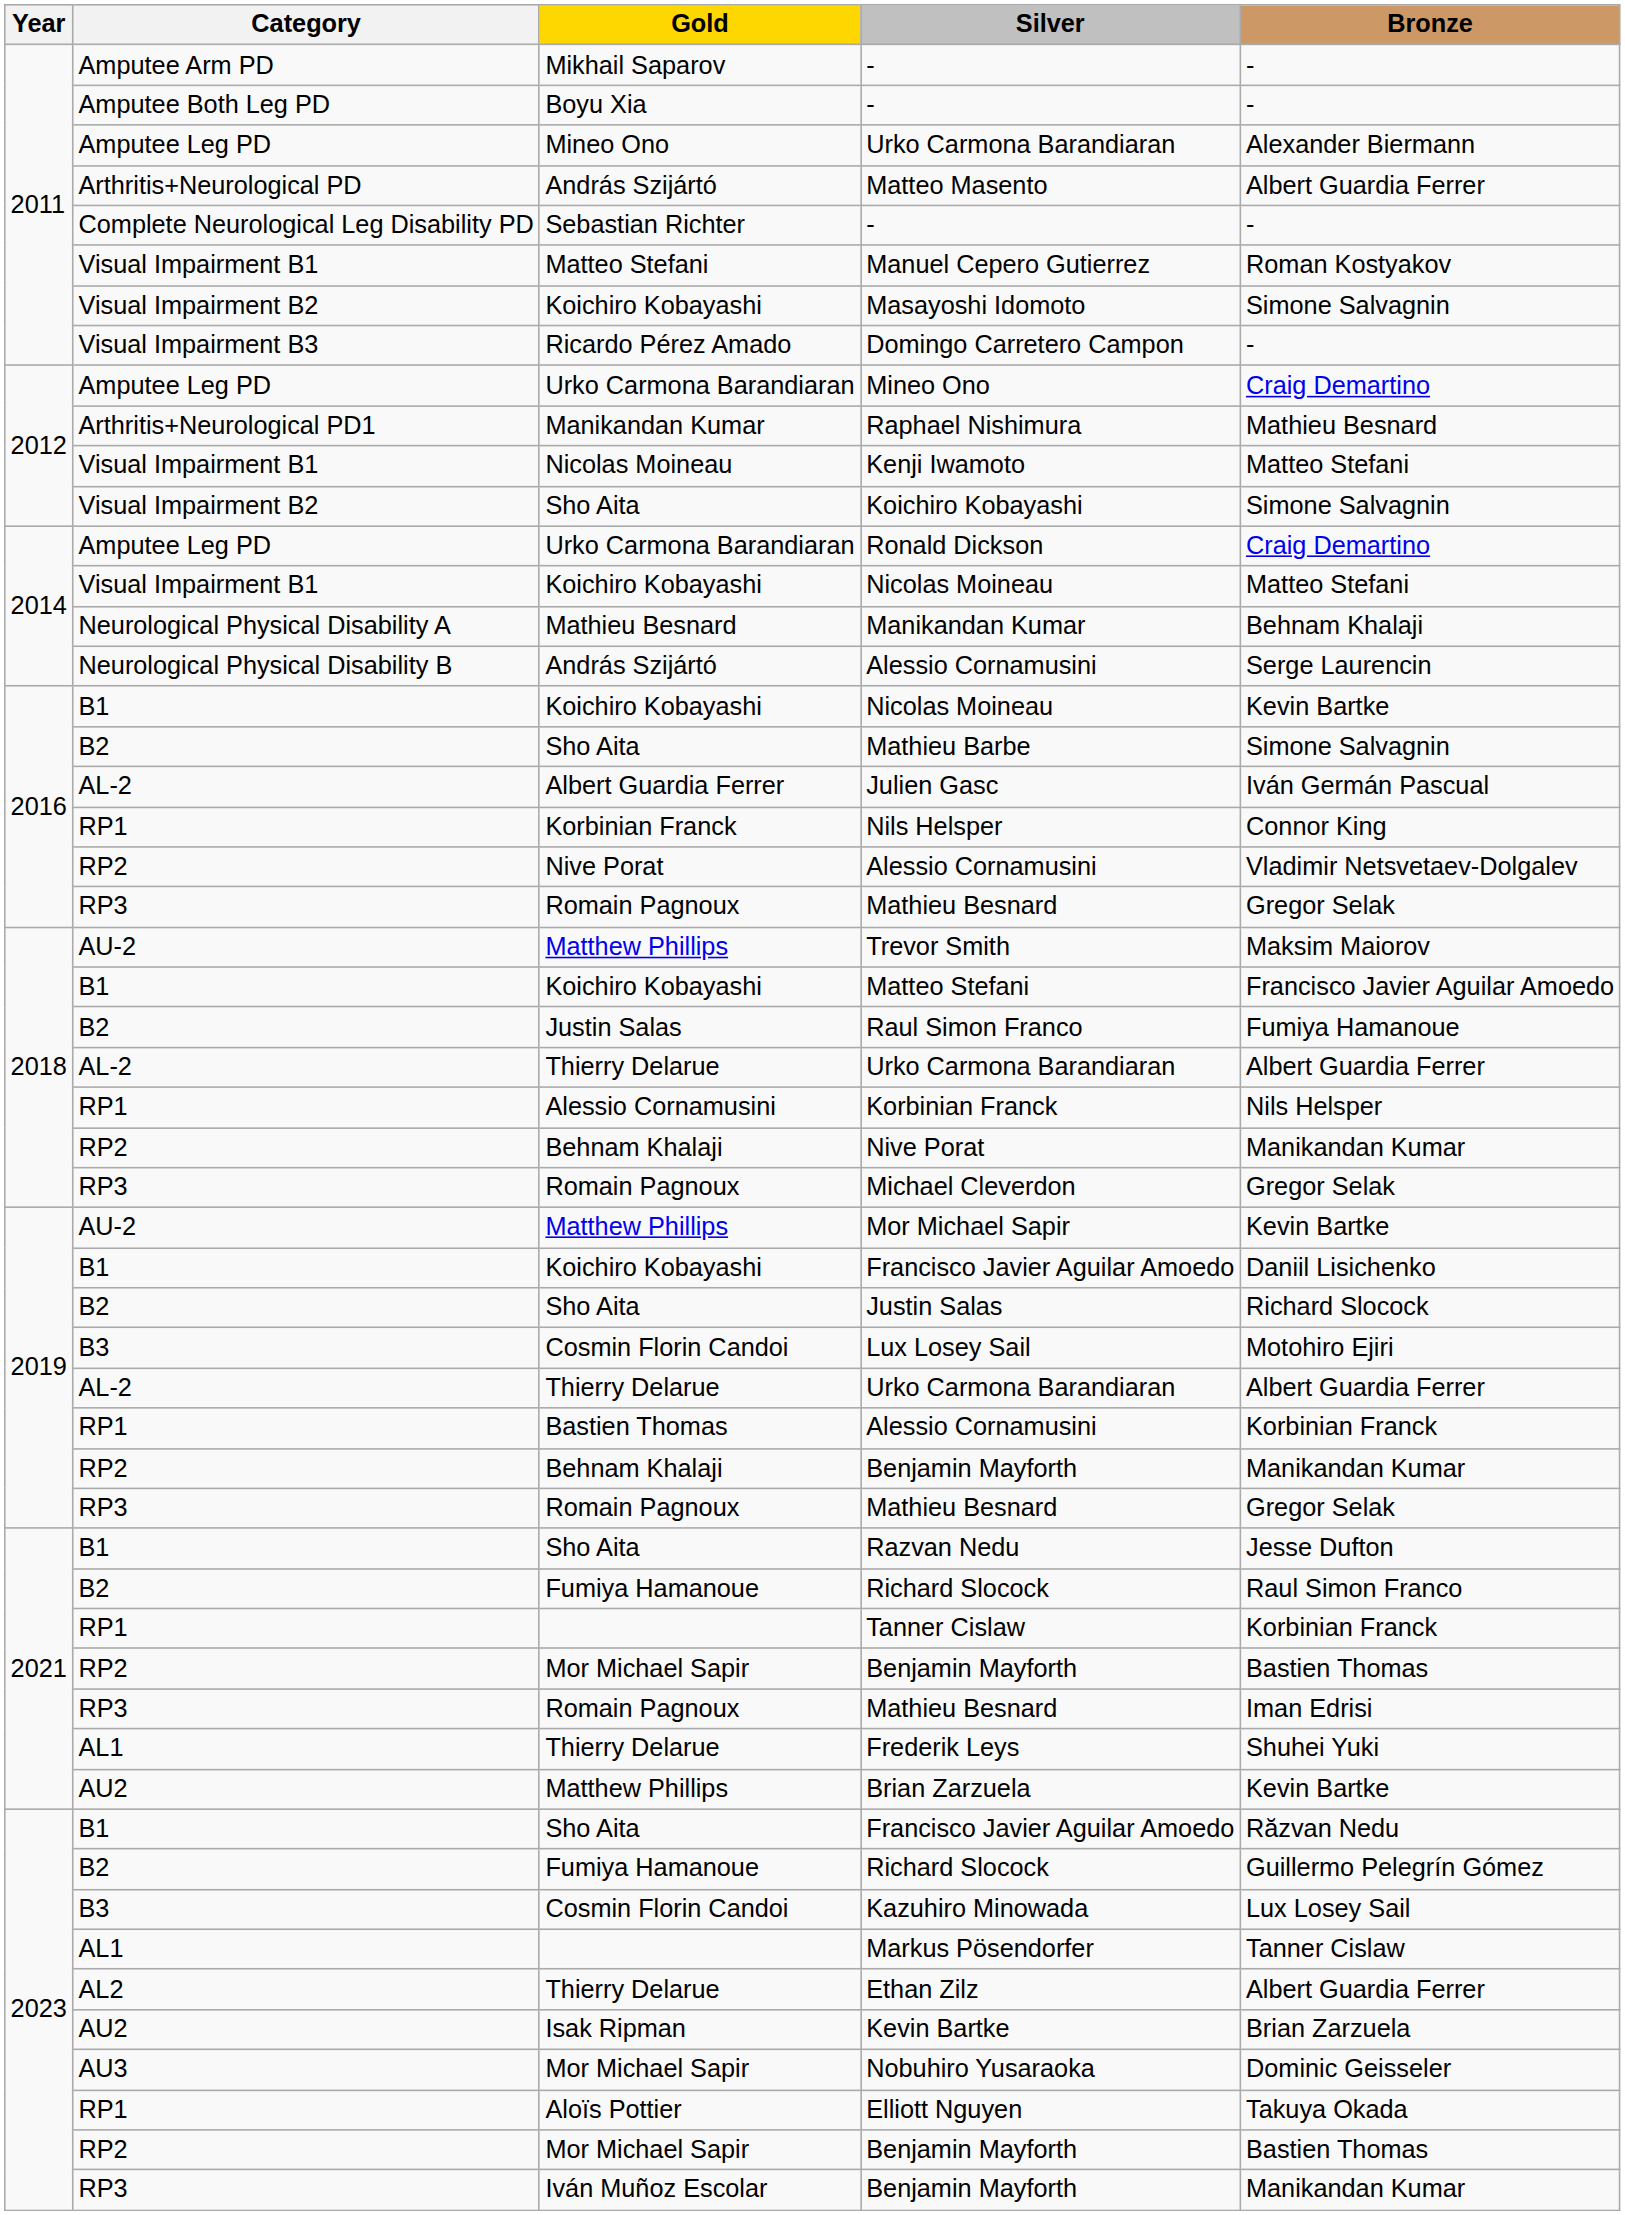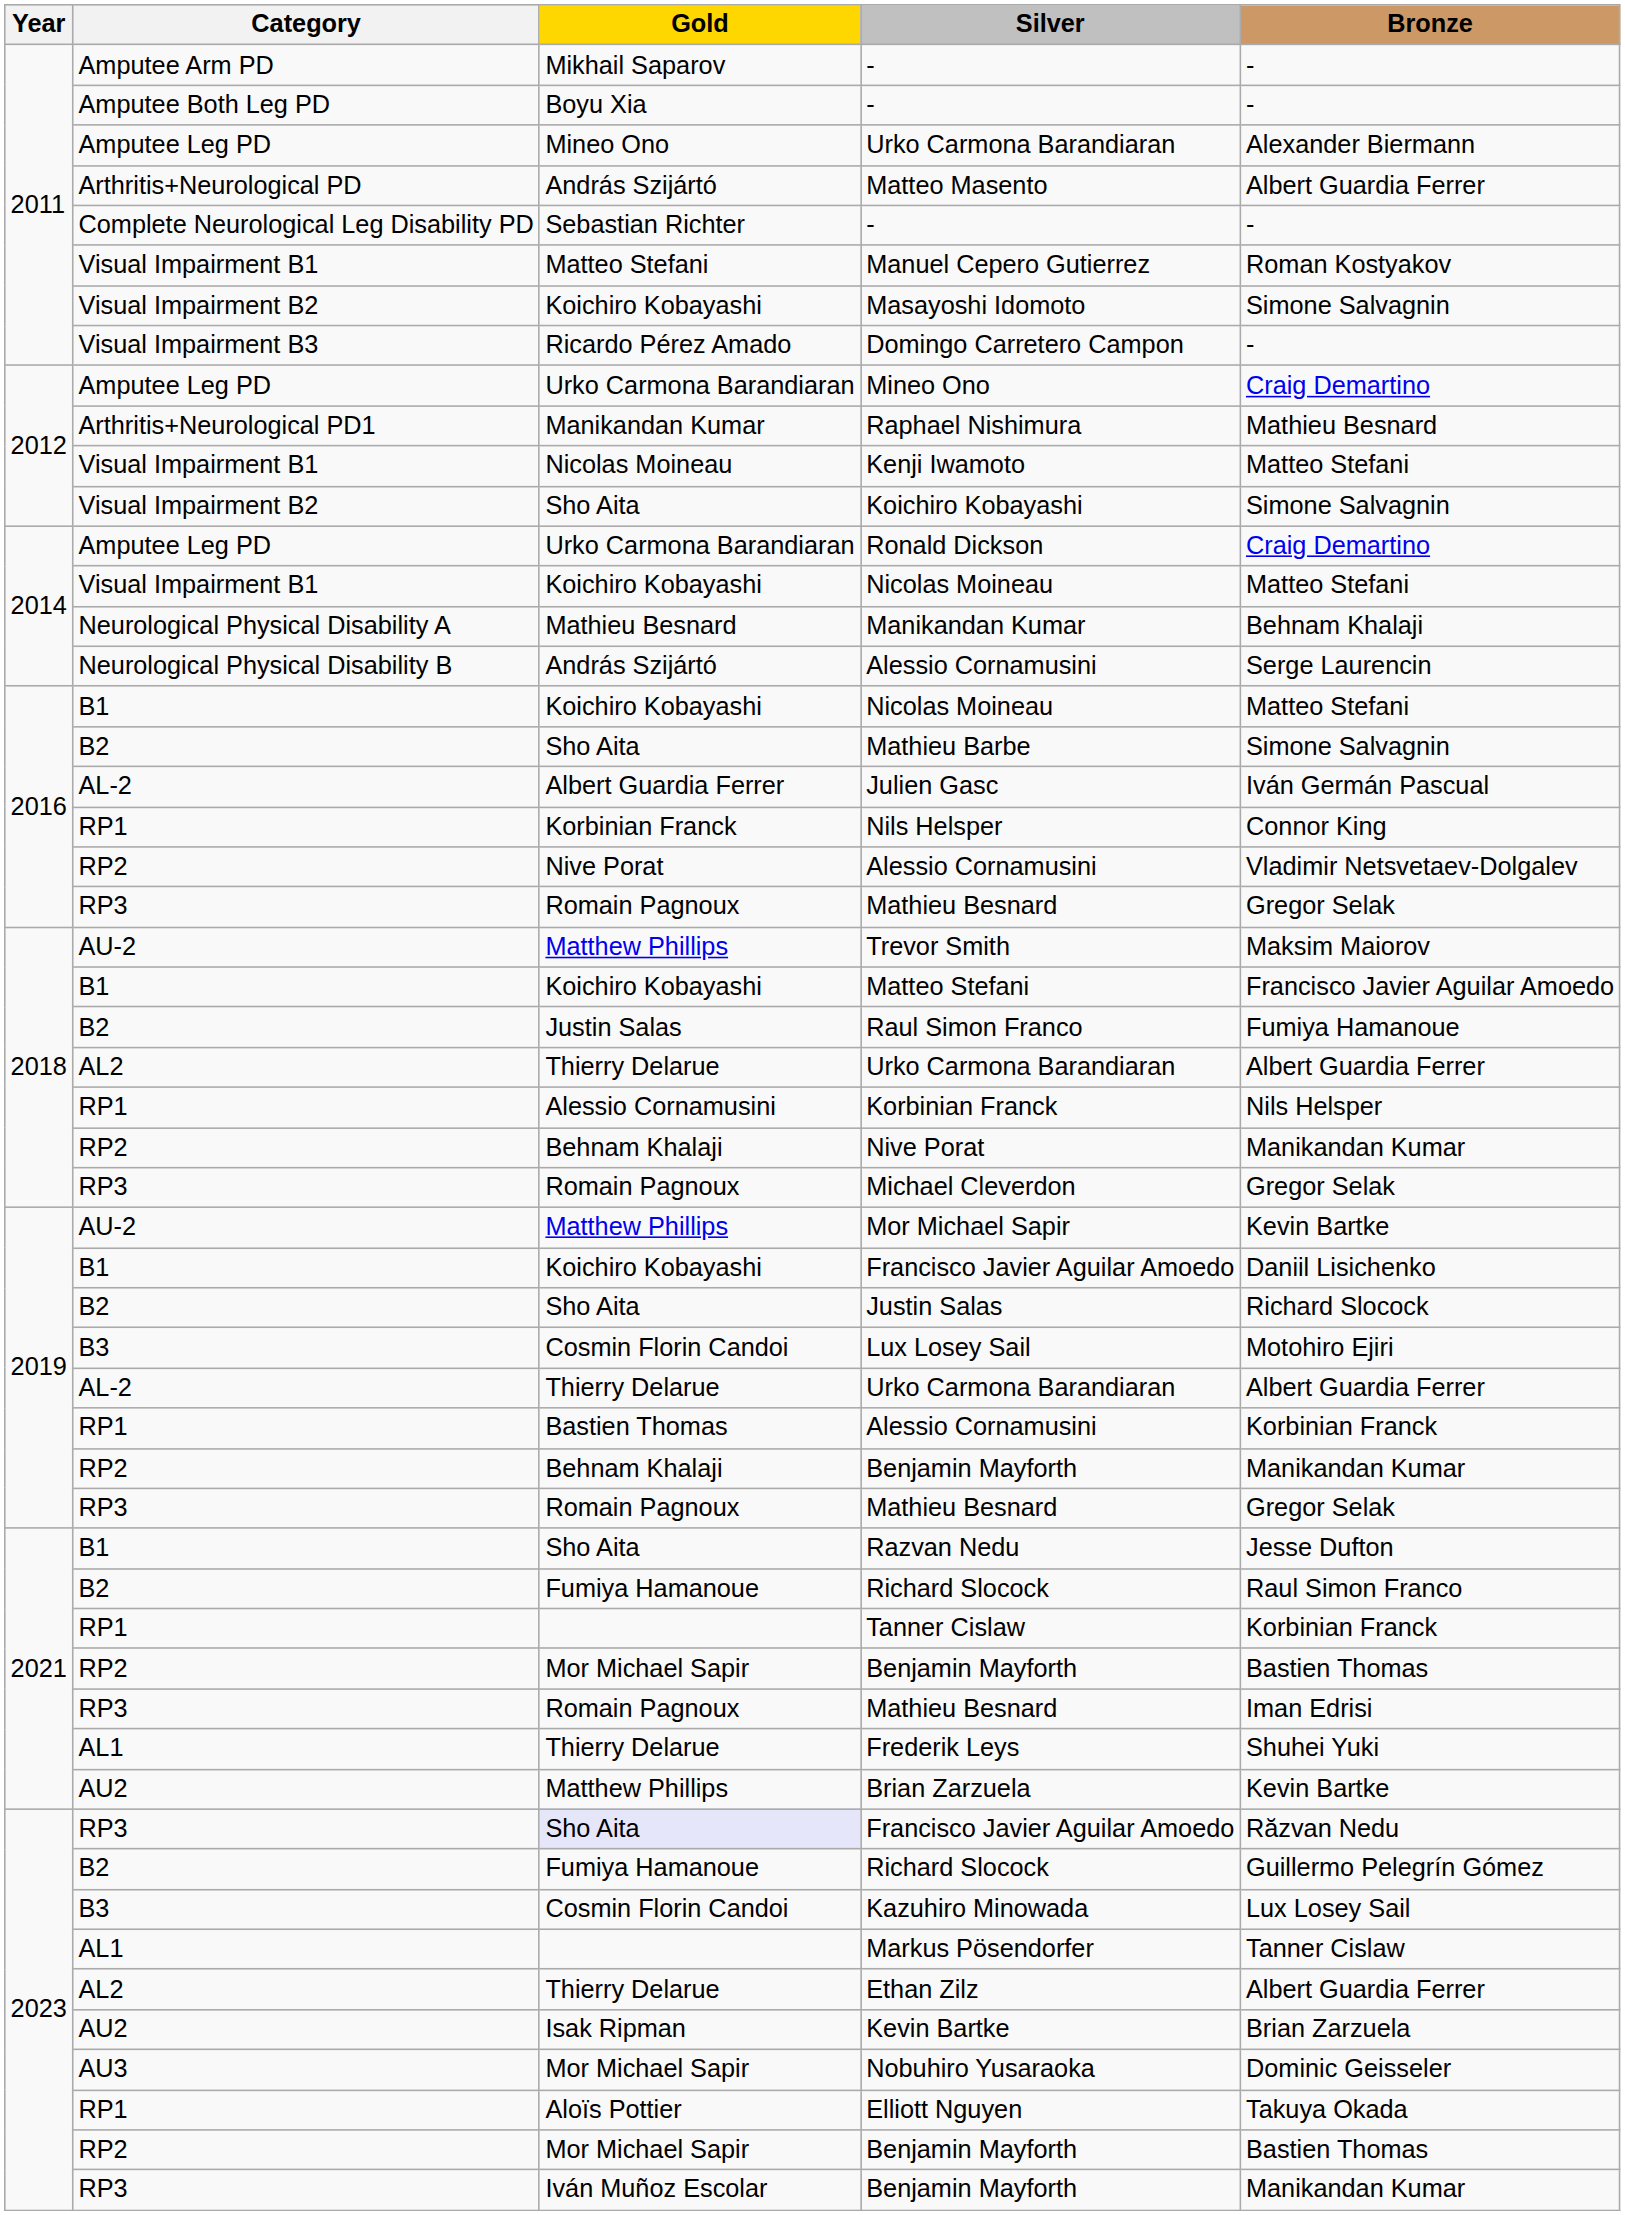(1318, 706) Kevin Bartke -> (1328, 706) Matteo Stefani
(105, 1066) AL-2 -> (101, 1066) AL2
(94, 1828) B1 -> (103, 1828) RP3
(593, 1828) no background -> (593, 1828) lavender background
